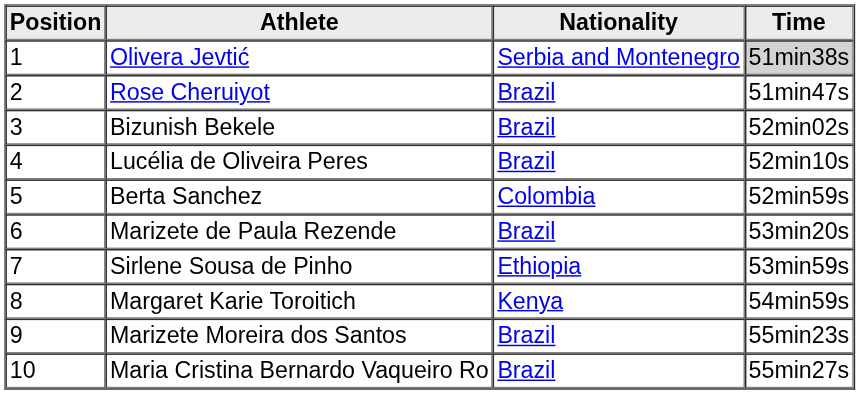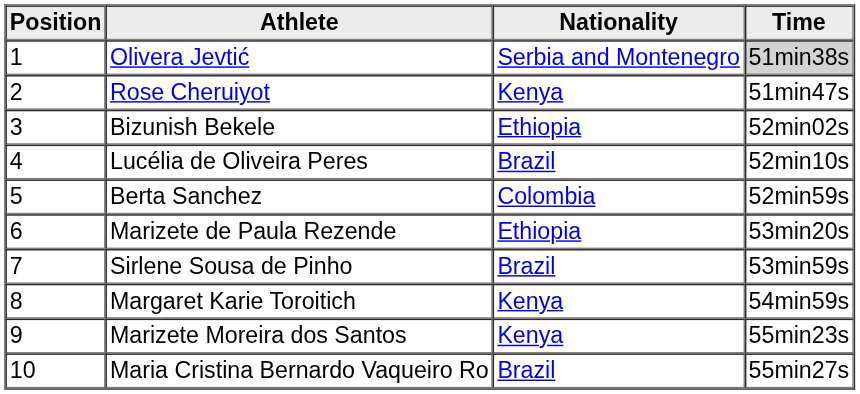(526, 92) Brazil -> (530, 92) Kenya
(526, 127) Brazil -> (539, 127) Ethiopia
(526, 231) Brazil -> (539, 231) Ethiopia
(539, 266) Ethiopia -> (526, 266) Brazil
(526, 335) Brazil -> (530, 335) Kenya
